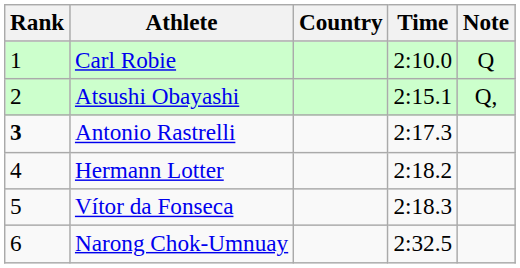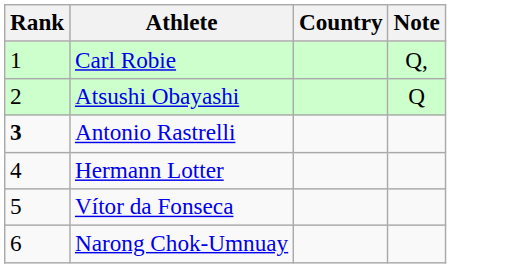- column: (423, 22)
(486, 59) Q -> (417, 59) Q,
(486, 96) Q, -> (417, 96) Q
